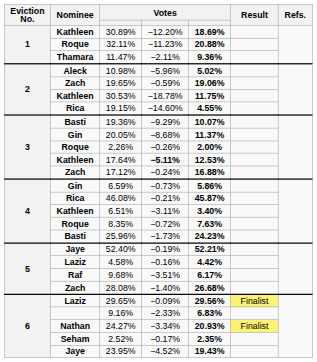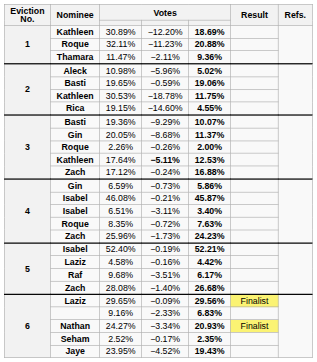(75, 83) Zach -> (75, 83) Basti
(75, 199) Rica -> (75, 199) Isabel
(75, 211) Kathleen -> (75, 211) Isabel
(75, 237) Basti -> (75, 237) Zach
(75, 250) Jaye -> (75, 250) Isabel
